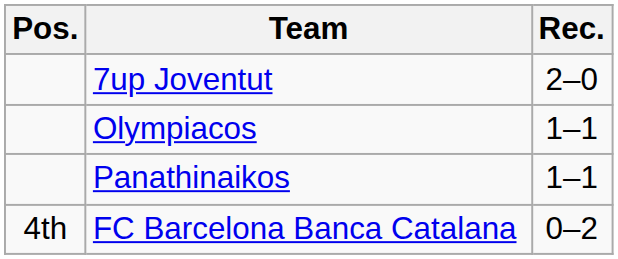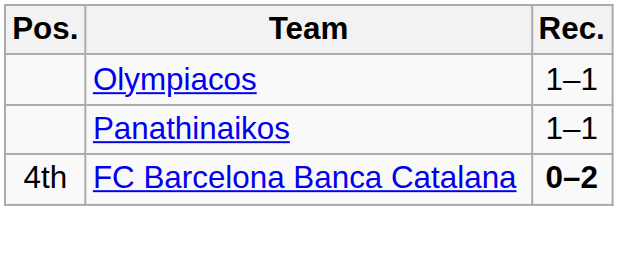- row: (183, 79)
(572, 228) normal -> (572, 178) bold
